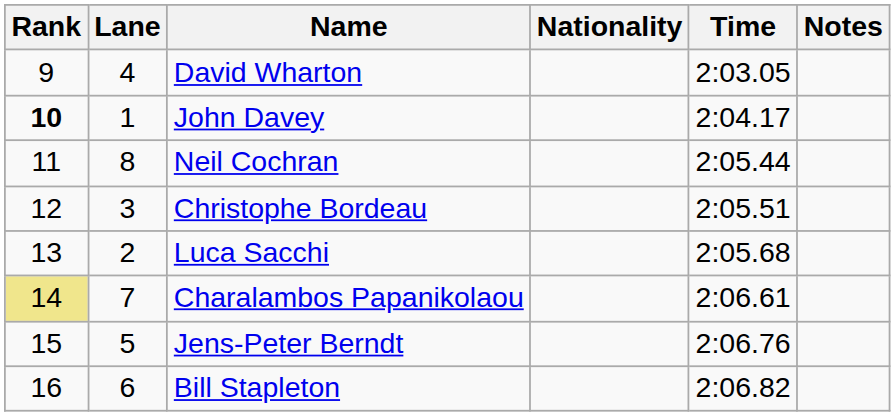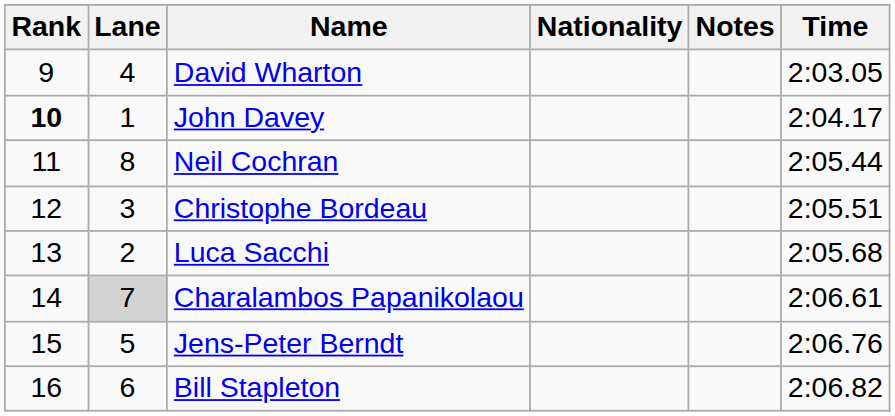columns swapped: (743, 27) <-> (843, 27)
(46, 298) khaki background -> (46, 298) no background
(127, 298) no background -> (127, 298) lightgrey background
